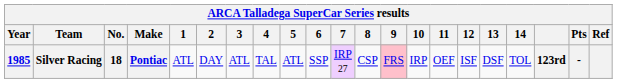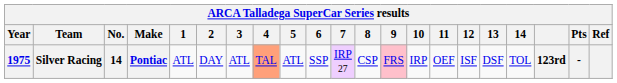(19, 61) 1985 -> (19, 61) 1975
(116, 61) 18 -> (116, 61) 14
(266, 61) no background -> (266, 61) lightsalmon background
